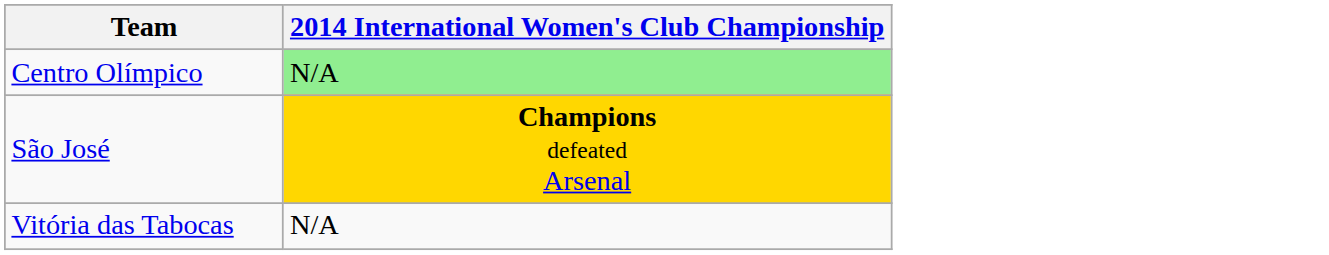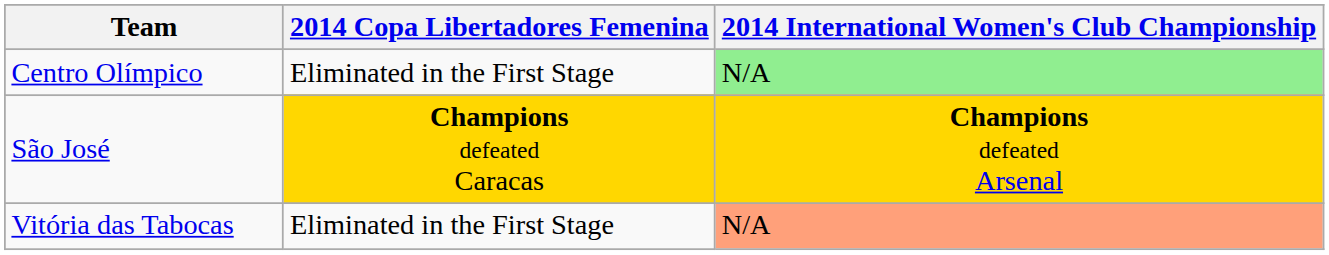+ column: (499, 26)
(314, 225) no background -> (746, 225) lightsalmon background
